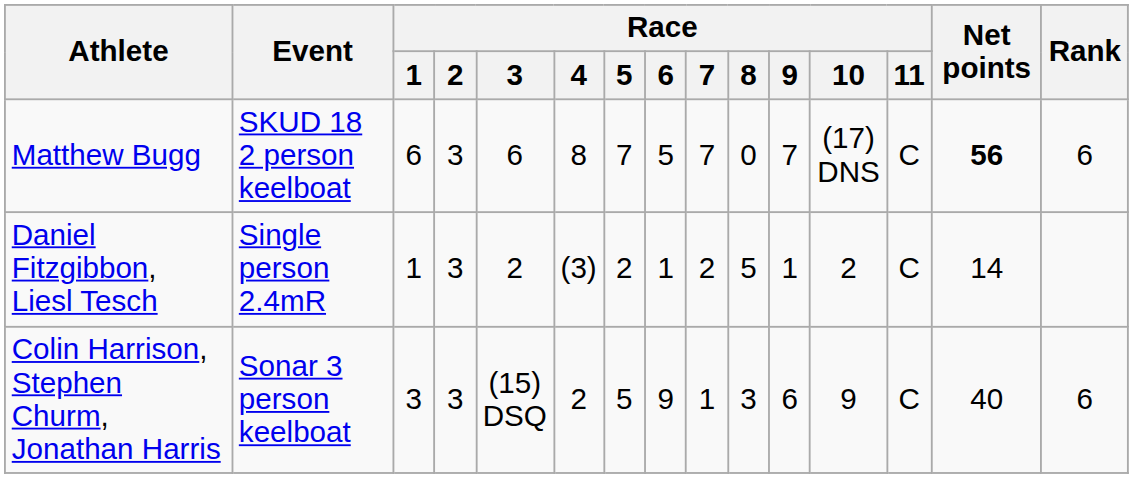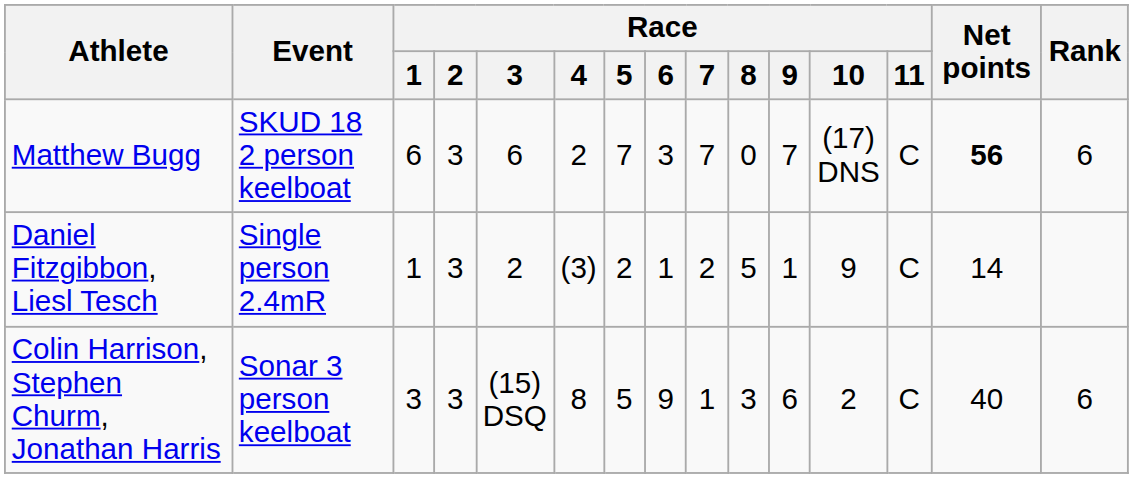(579, 155) 8 -> (579, 155) 2
(666, 155) 5 -> (666, 155) 3
(849, 268) 2 -> (849, 268) 9
(579, 398) 2 -> (579, 398) 8
(849, 398) 9 -> (849, 398) 2
